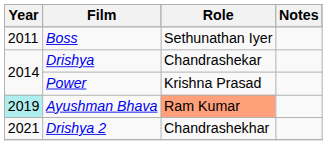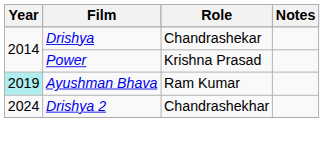- row: (62, 38)
(202, 106) lightsalmon background -> (202, 83) no background
(24, 128) 2021 -> (24, 106) 2024
